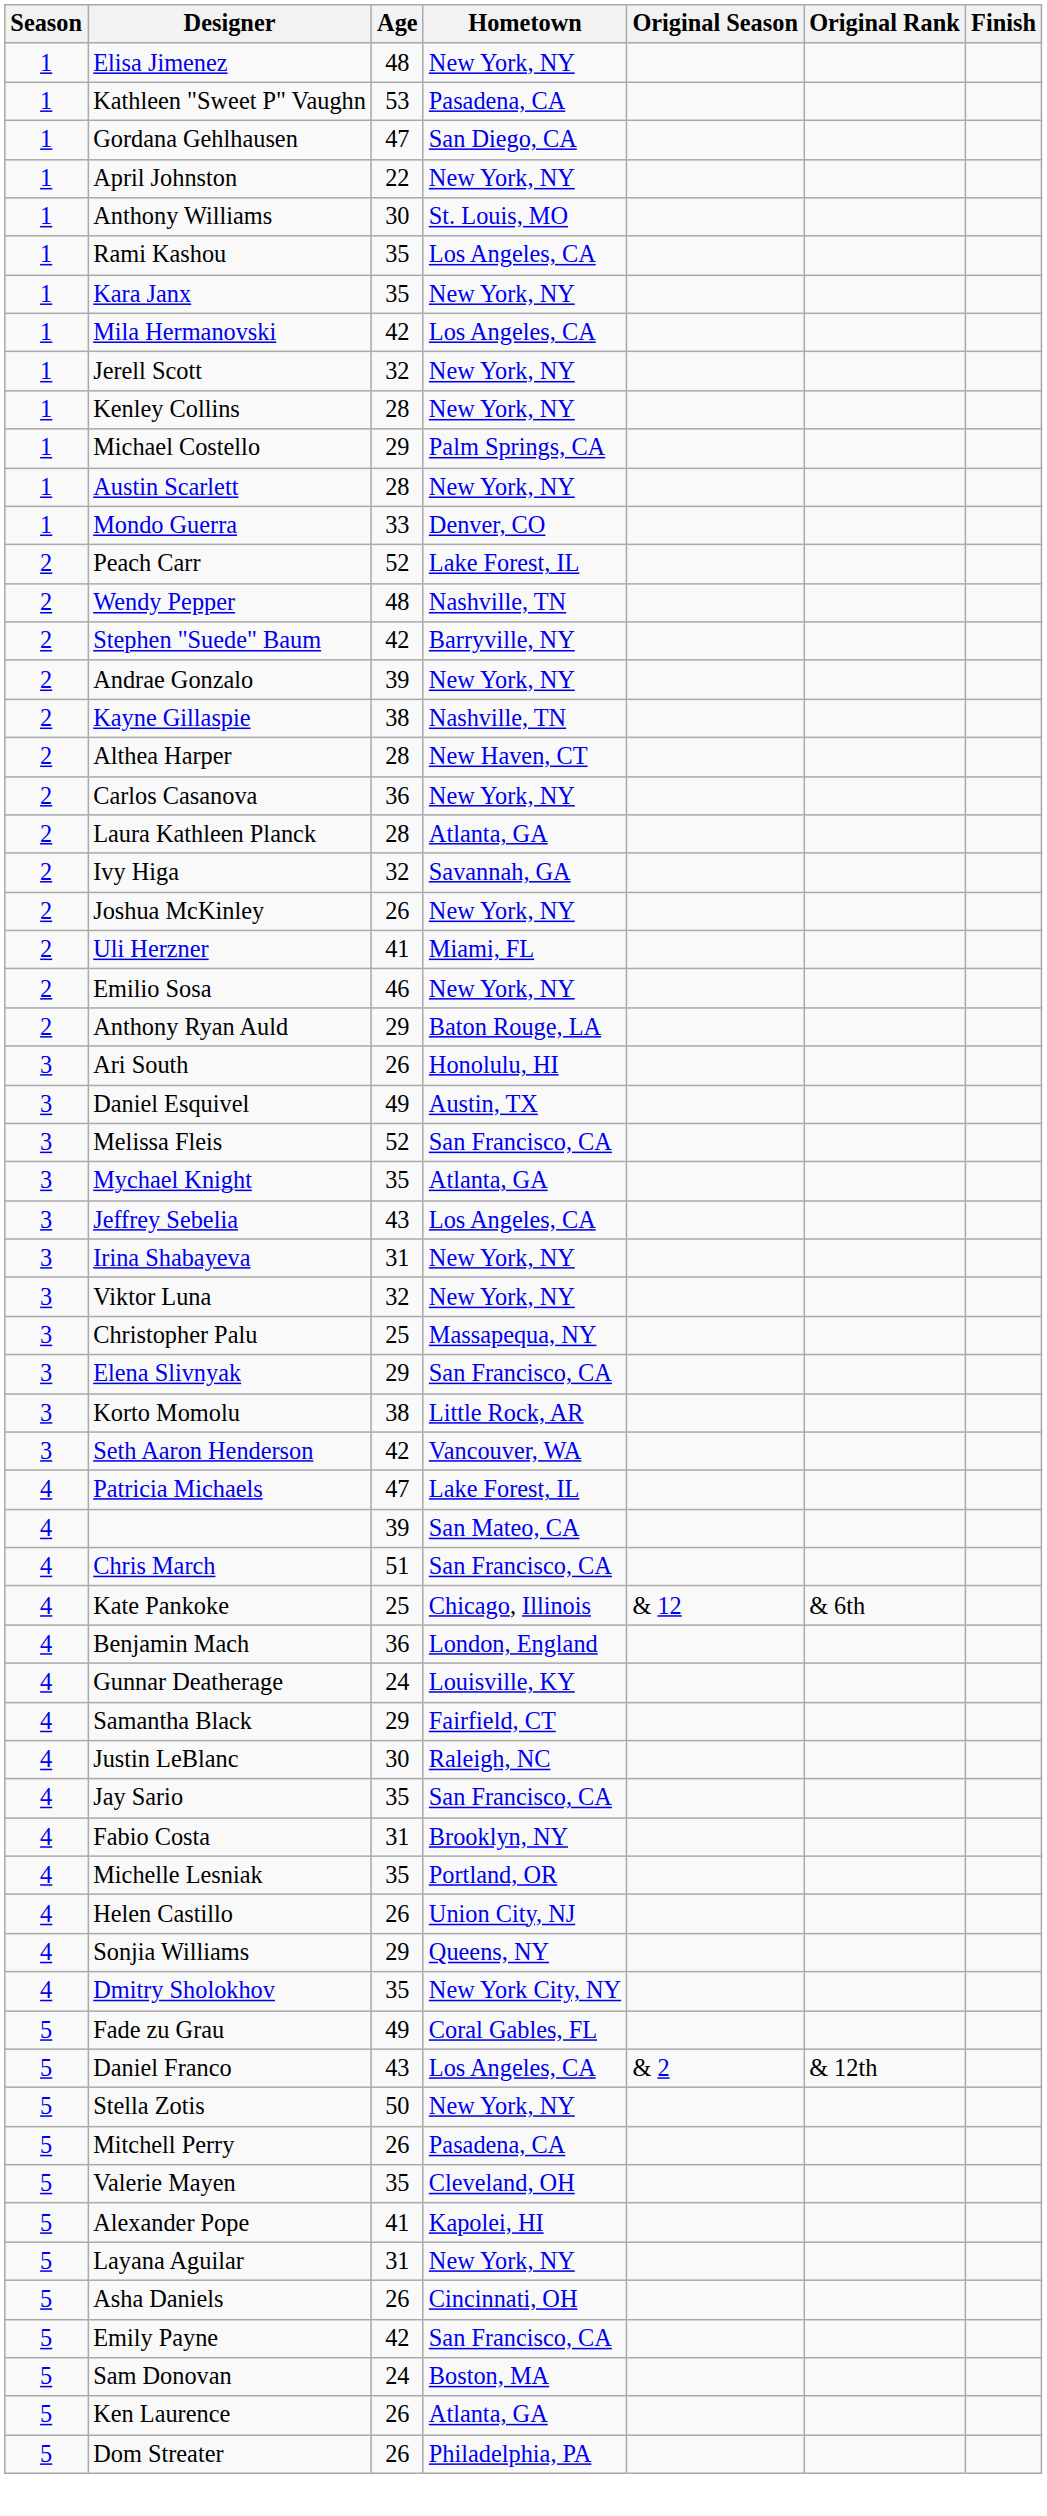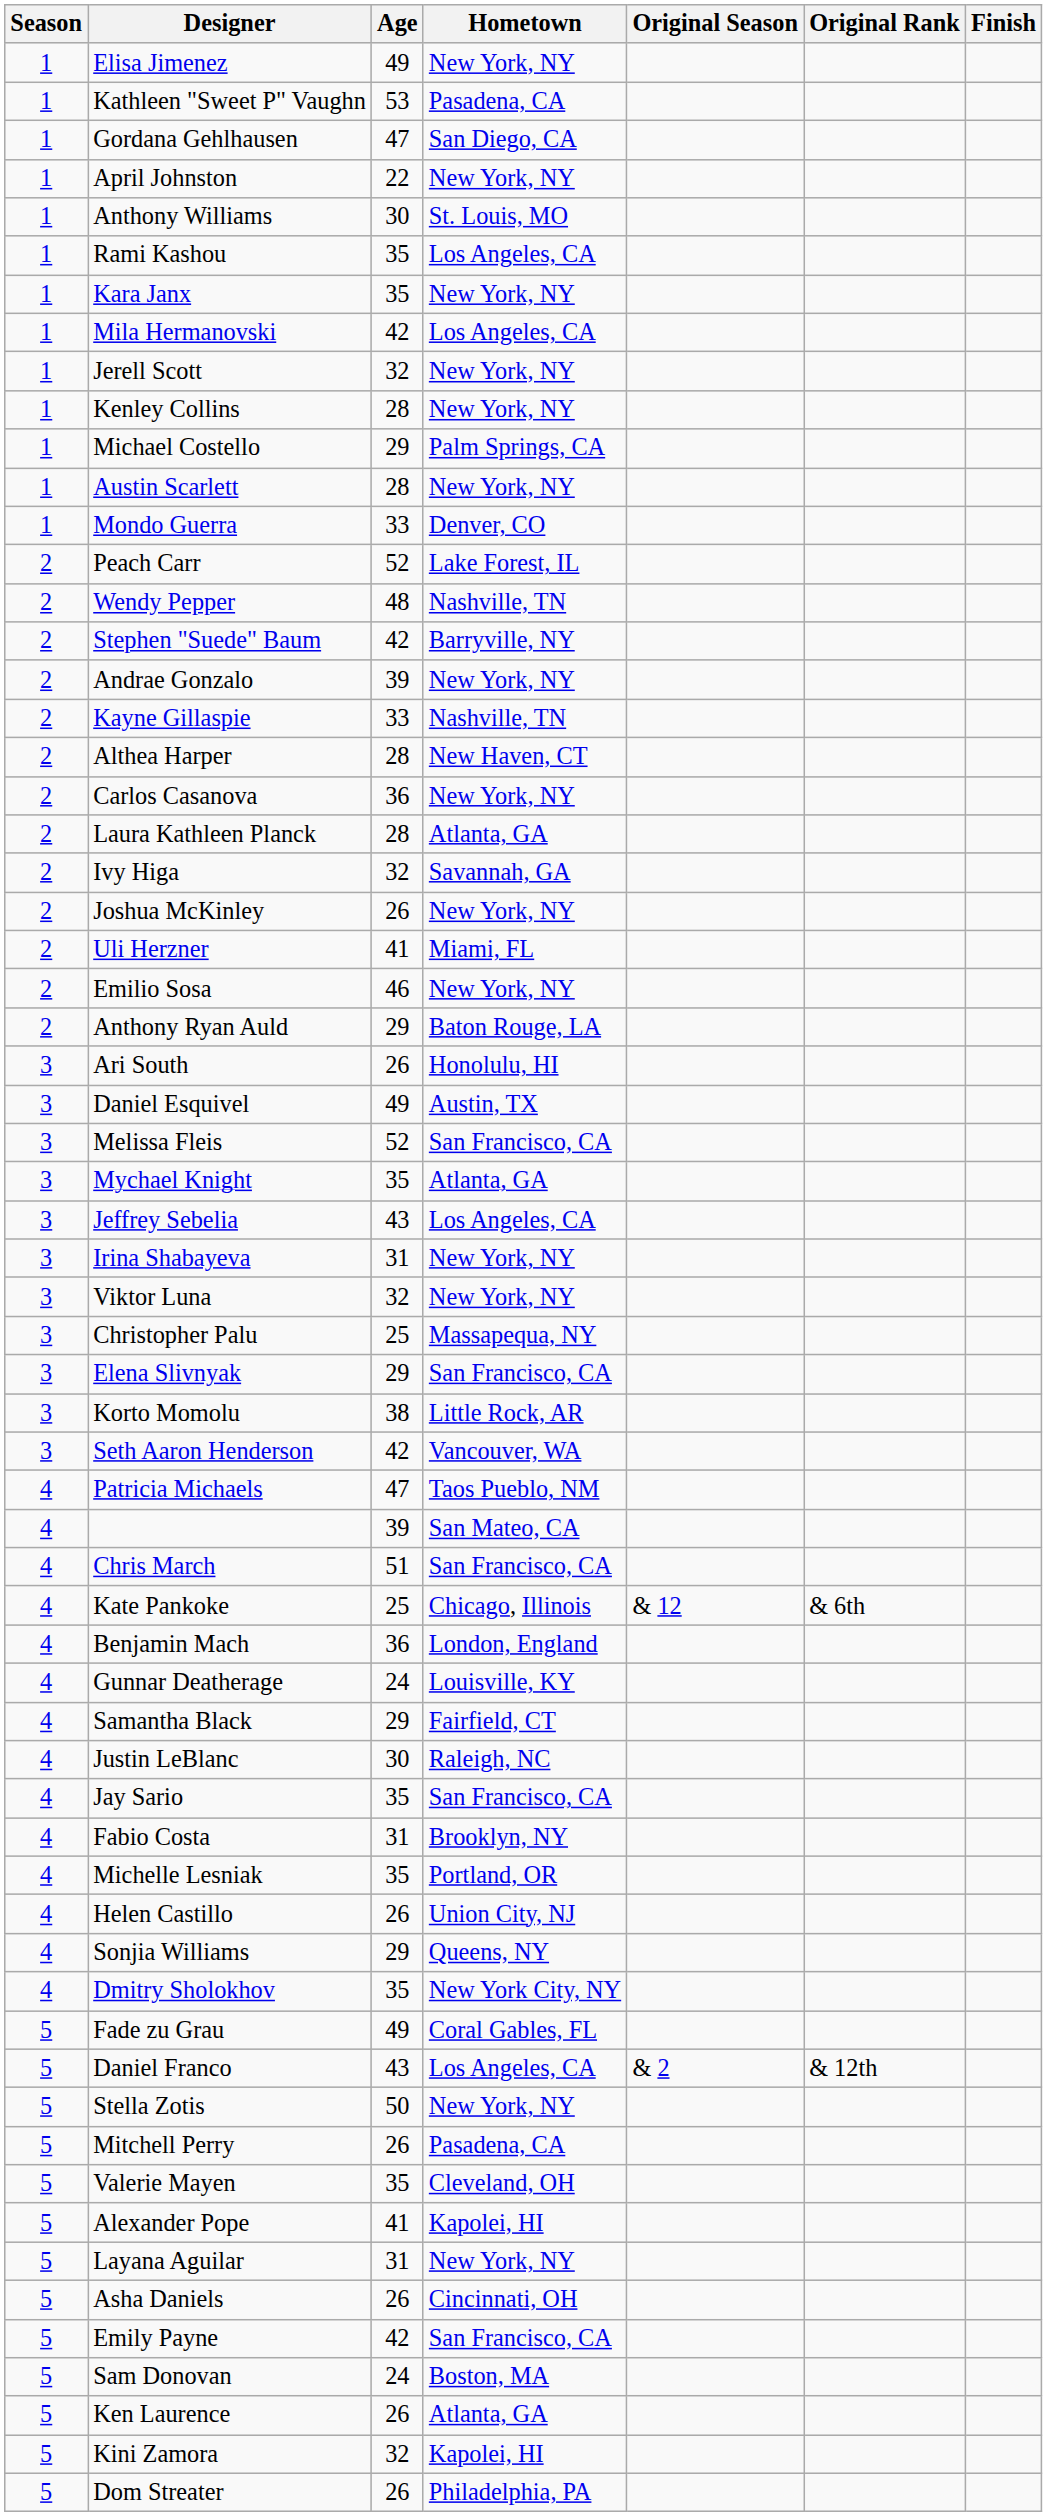(397, 62) 48 -> (397, 62) 49
(397, 718) 38 -> (397, 718) 33
(504, 1489) Lake Forest, IL -> (514, 1489) Taos Pueblo, NM
+ row: (156, 2453)
